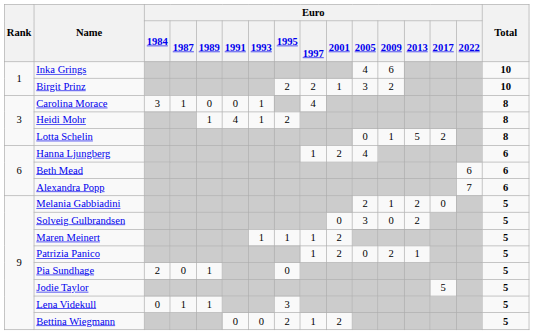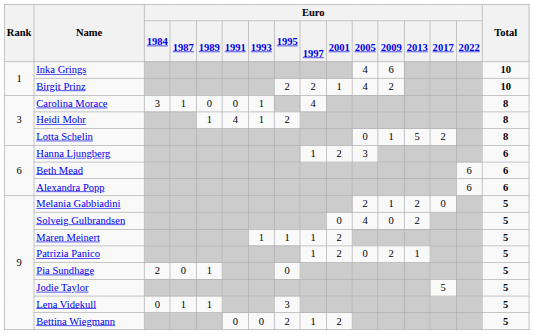(365, 86) 3 -> (365, 86) 4
(365, 153) 4 -> (365, 153) 3
(469, 187) 7 -> (469, 187) 6
(365, 220) 3 -> (365, 220) 4
